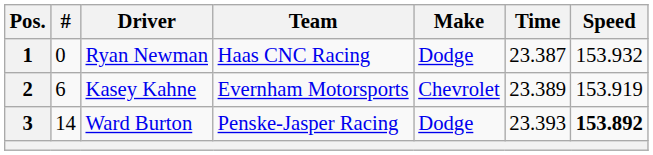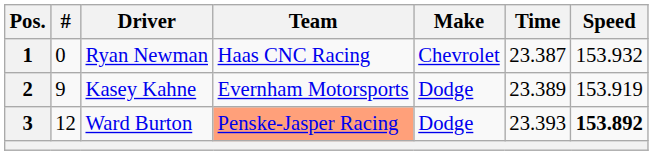(446, 55) Dodge -> (459, 55) Chevrolet
(60, 89) 6 -> (60, 89) 9
(459, 89) Chevrolet -> (446, 89) Dodge
(66, 123) 14 -> (66, 123) 12
(308, 123) no background -> (308, 123) lightsalmon background
